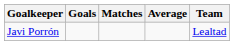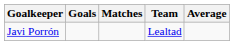columns swapped: (167, 13) <-> (209, 13)
